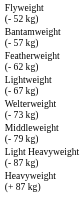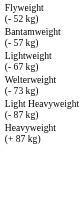- row: (32, 61)
- row: (32, 133)
